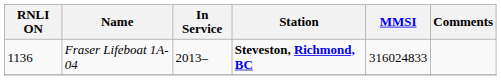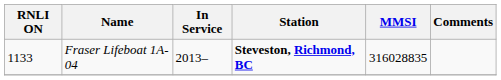(20, 57) 1136 -> (20, 57) 1133
(398, 57) 316024833 -> (398, 57) 316028835
